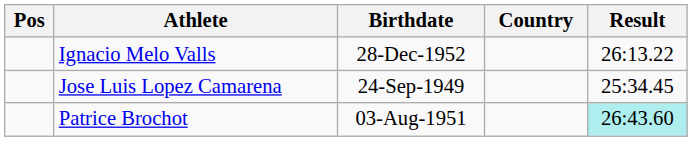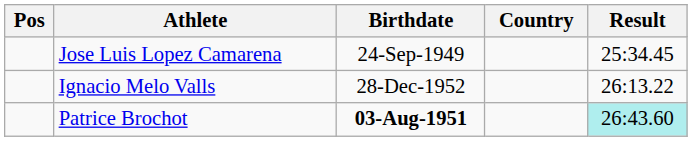rows swapped: (170, 86) <-> (137, 53)
(411, 119) normal -> (411, 119) bold
